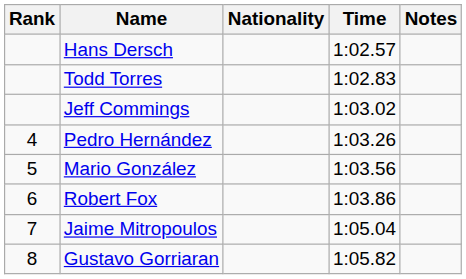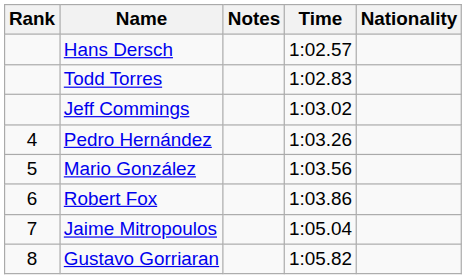columns swapped: (276, 19) <-> (431, 19)
